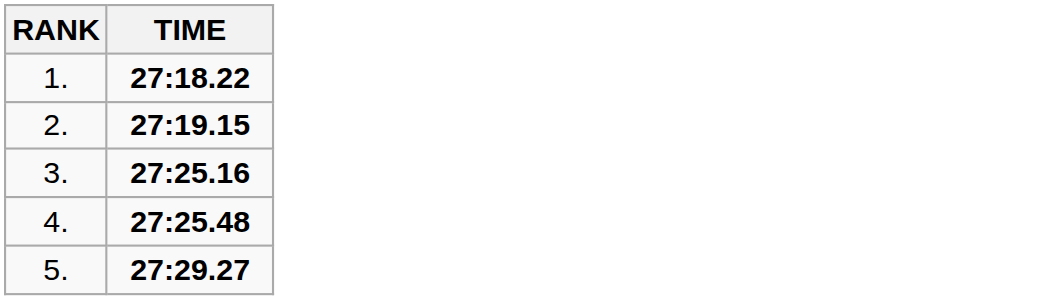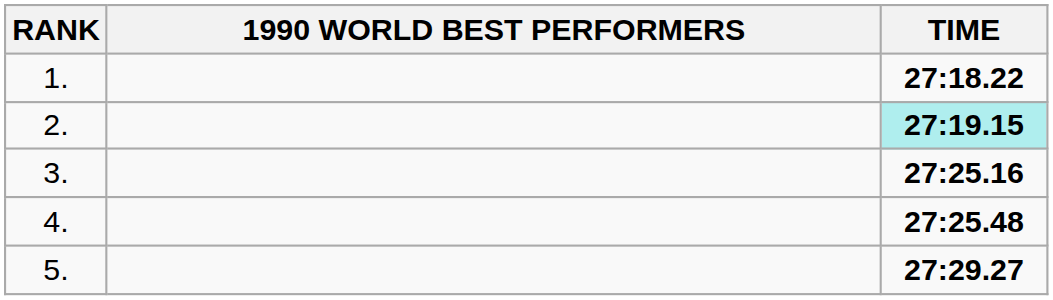+ column: (494, 29)
(190, 125) no background -> (964, 125) paleturquoise background
